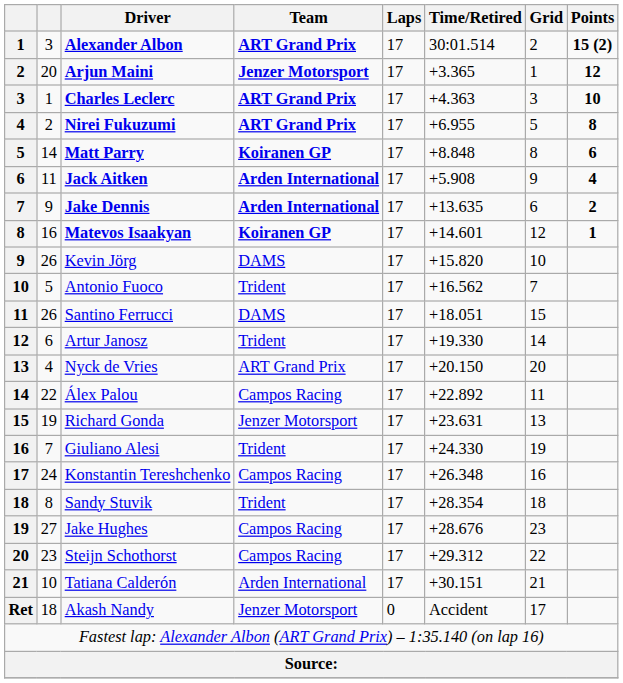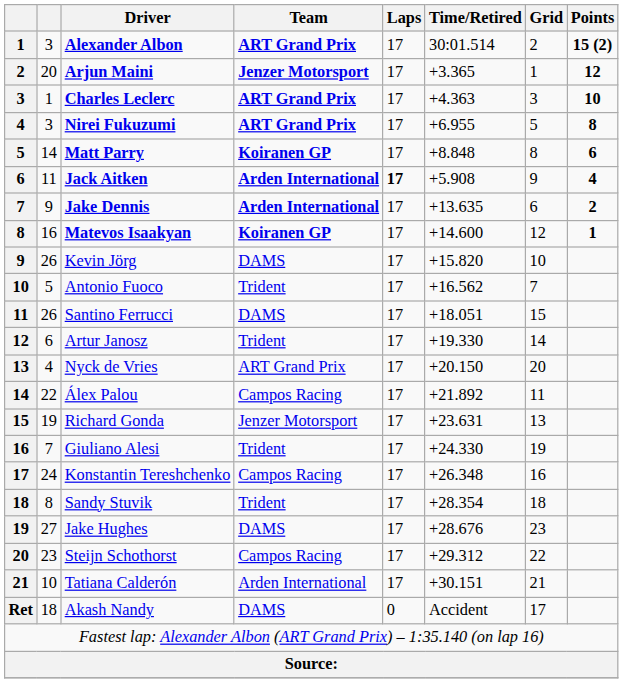(49, 125) 2 -> (49, 125) 3
(395, 179) normal -> (395, 179) bold
(456, 232) +14.601 -> (456, 232) +14.600
(456, 394) +22.892 -> (456, 394) +21.892
(290, 529) Campos Racing -> (262, 529) DAMS
(298, 609) Jenzer Motorsport -> (262, 609) DAMS
